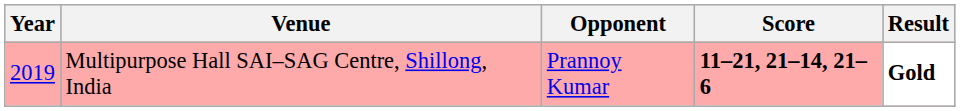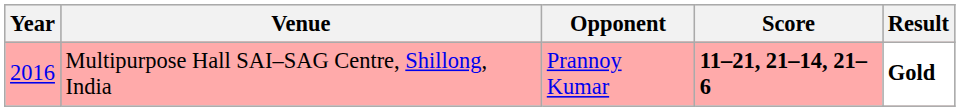(32, 73) 2019 -> (32, 73) 2016
